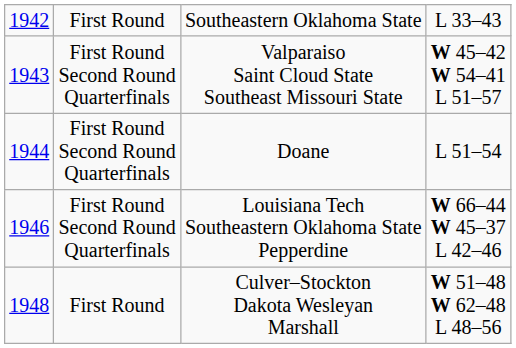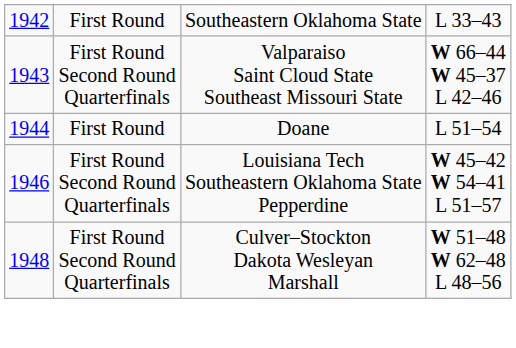(468, 74) W 45–42 W 54–41 L 51–57 -> (468, 74) W 66–44 W 45–37 L 42–46
(117, 151) First Round Second Round Quarterfinals -> (117, 128) First Round
(468, 228) W 66–44 W 45–37 L 42–46 -> (468, 183) W 45–42 W 54–41 L 51–57
(117, 304) First Round -> (117, 259) First Round Second Round Quarterfinals
